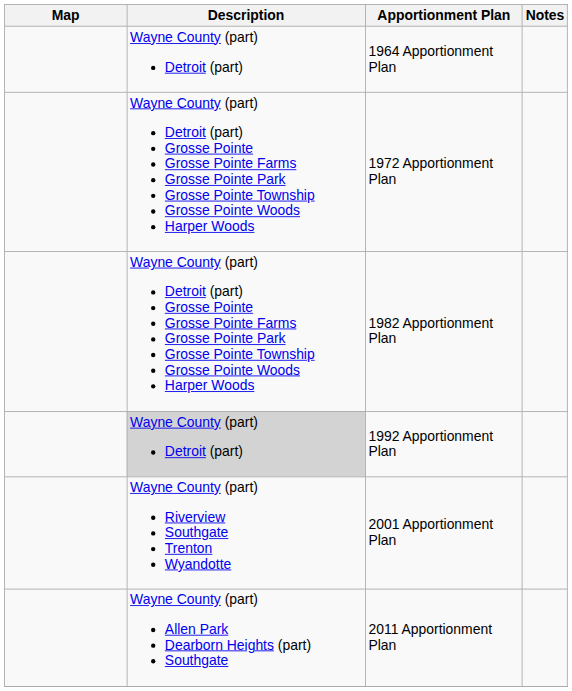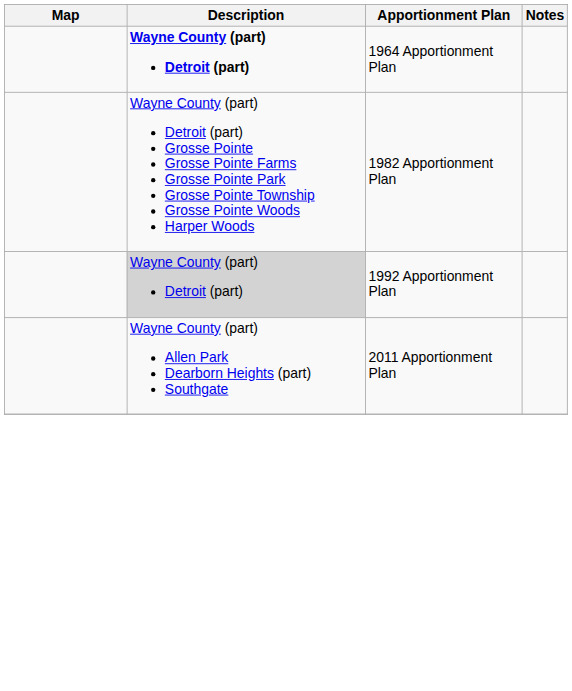(246, 52) normal -> (246, 52) bold
- row: (431, 171)
- row: (431, 533)
